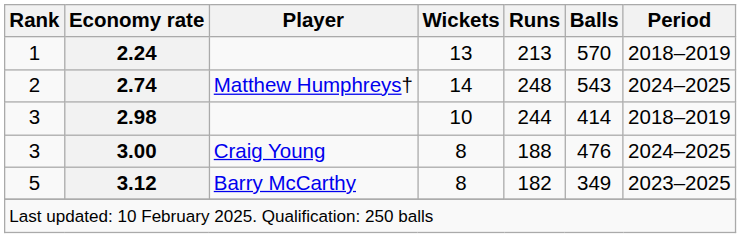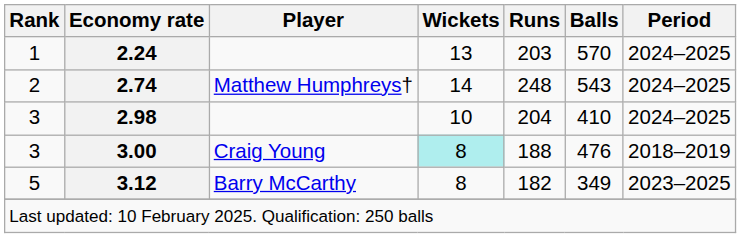(535, 53) 213 -> (535, 53) 203
(679, 53) 2018–2019 -> (679, 53) 2024–2025
(535, 118) 244 -> (535, 118) 204
(594, 118) 414 -> (594, 118) 410
(679, 118) 2018–2019 -> (679, 118) 2024–2025
(461, 150) no background -> (461, 150) paleturquoise background
(679, 150) 2024–2025 -> (679, 150) 2018–2019
